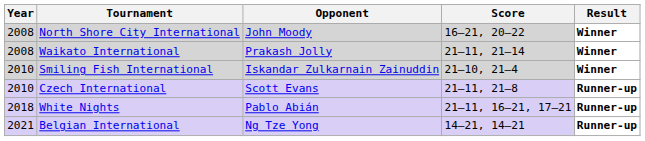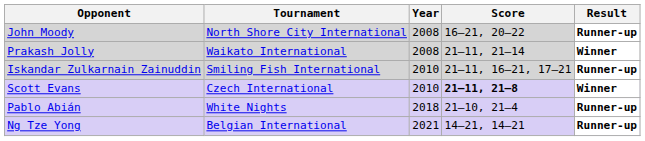columns swapped: (21, 13) <-> (342, 13)
(597, 32) Winner -> (607, 32) Runner-up
(481, 70) 21–10, 21–4 -> (508, 70) 21–11, 16–21, 17–21
(597, 70) Winner -> (607, 70) Runner-up
(481, 88) normal -> (481, 88) bold
(607, 88) Runner-up -> (597, 88) Winner
(508, 107) 21–11, 16–21, 17–21 -> (481, 107) 21–10, 21–4
